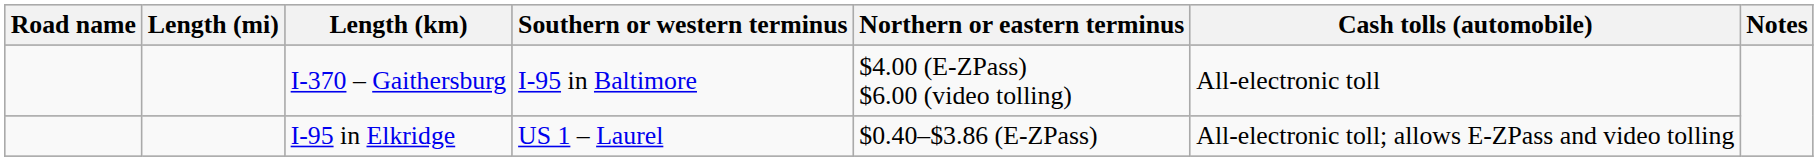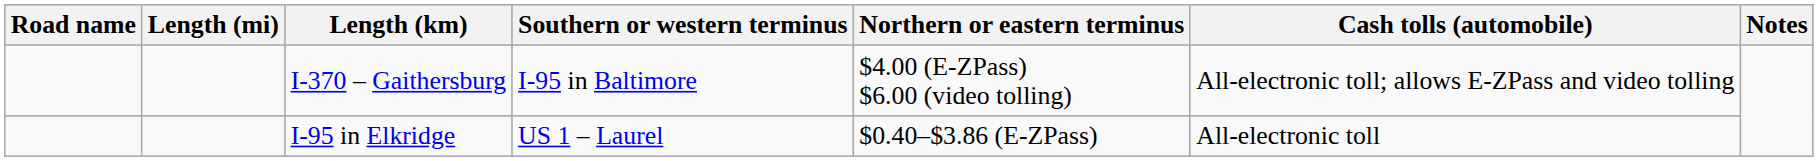(1288, 80) All-electronic toll -> (1465, 80) All-electronic toll; allows E-ZPass and video tolling
(1465, 135) All-electronic toll; allows E-ZPass and video tolling -> (1288, 135) All-electronic toll
